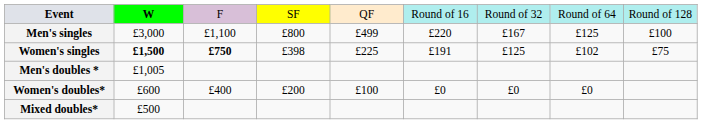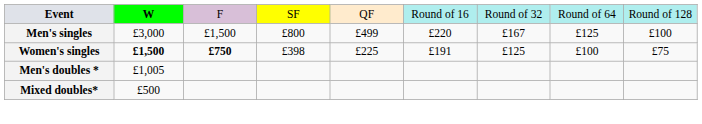(220, 33) £1,100 -> (220, 33) £1,500
(587, 52) £102 -> (587, 52) £100
- row: (59, 90)
